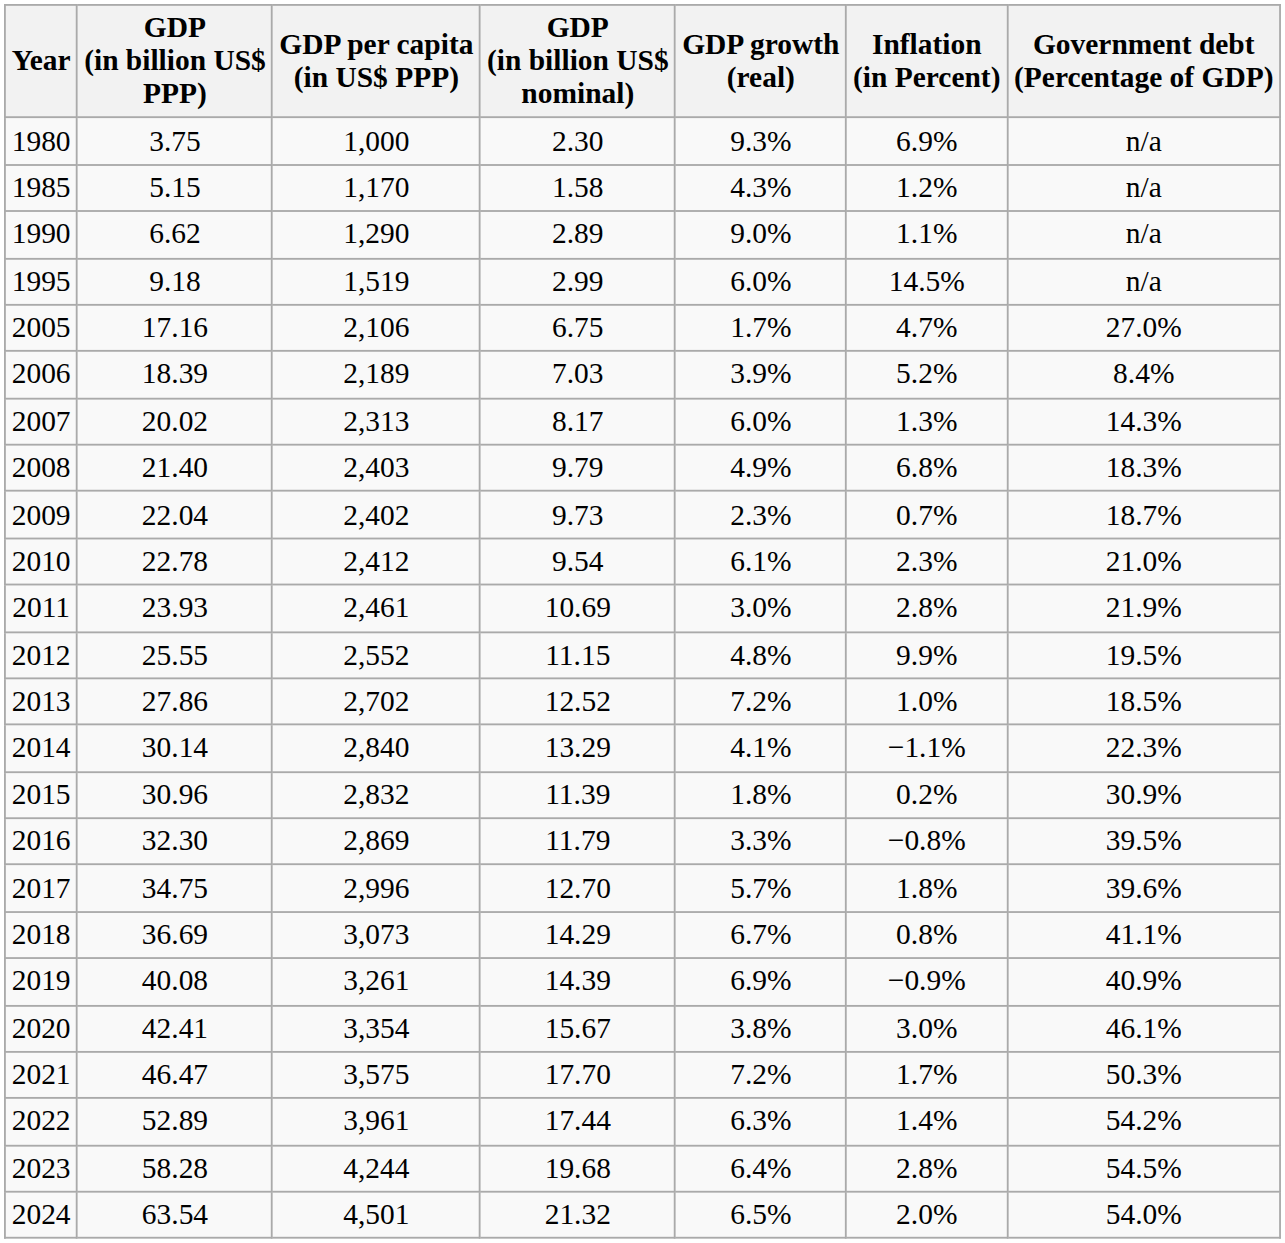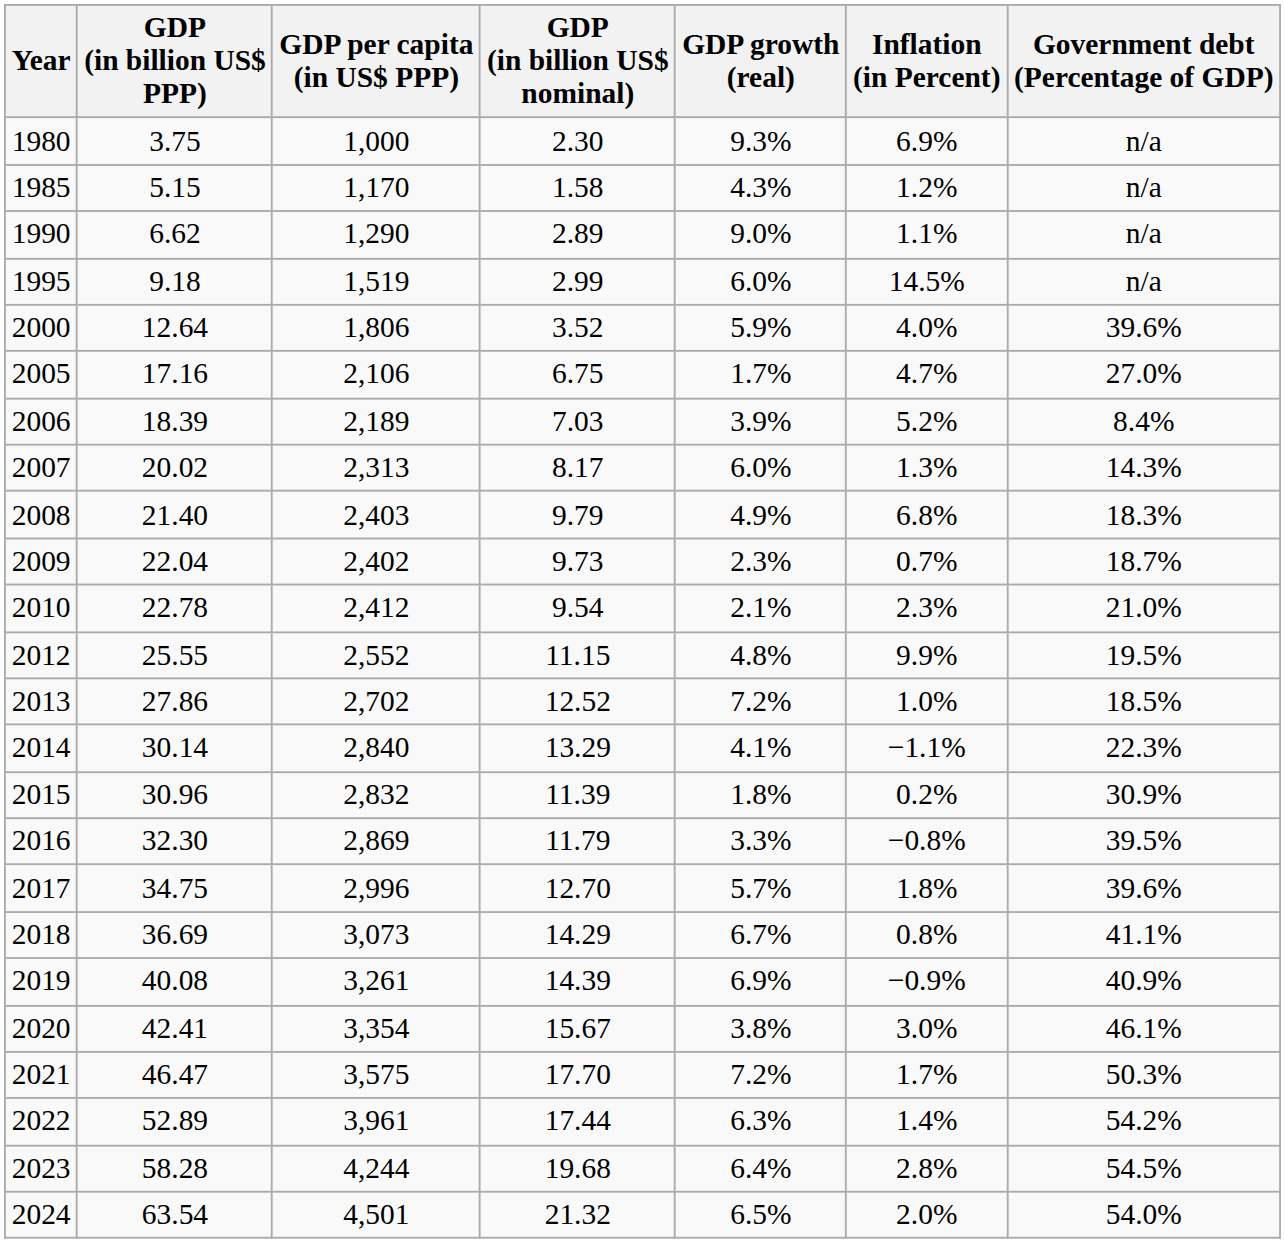+ row: (41, 327)
(761, 560) 6.1% -> (761, 607) 2.1%
- row: (41, 607)
